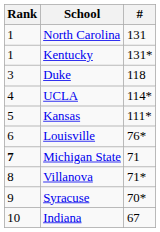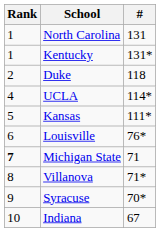(11, 75) 3 -> (11, 75) 2
